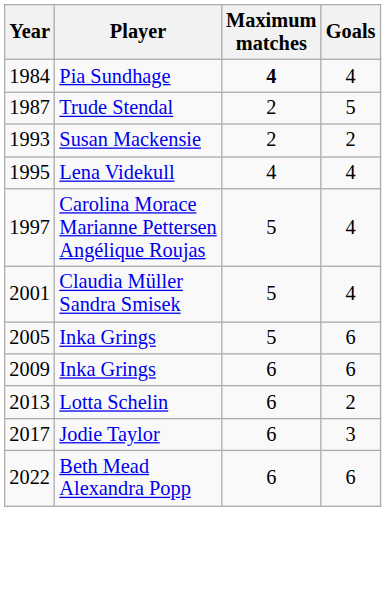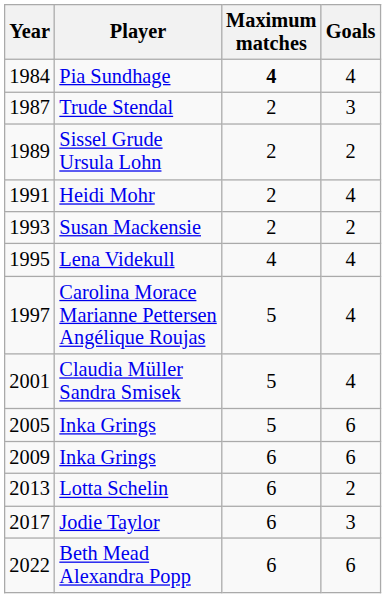(351, 107) 5 -> (351, 107) 3
+ row: (30, 151)
+ row: (30, 195)
